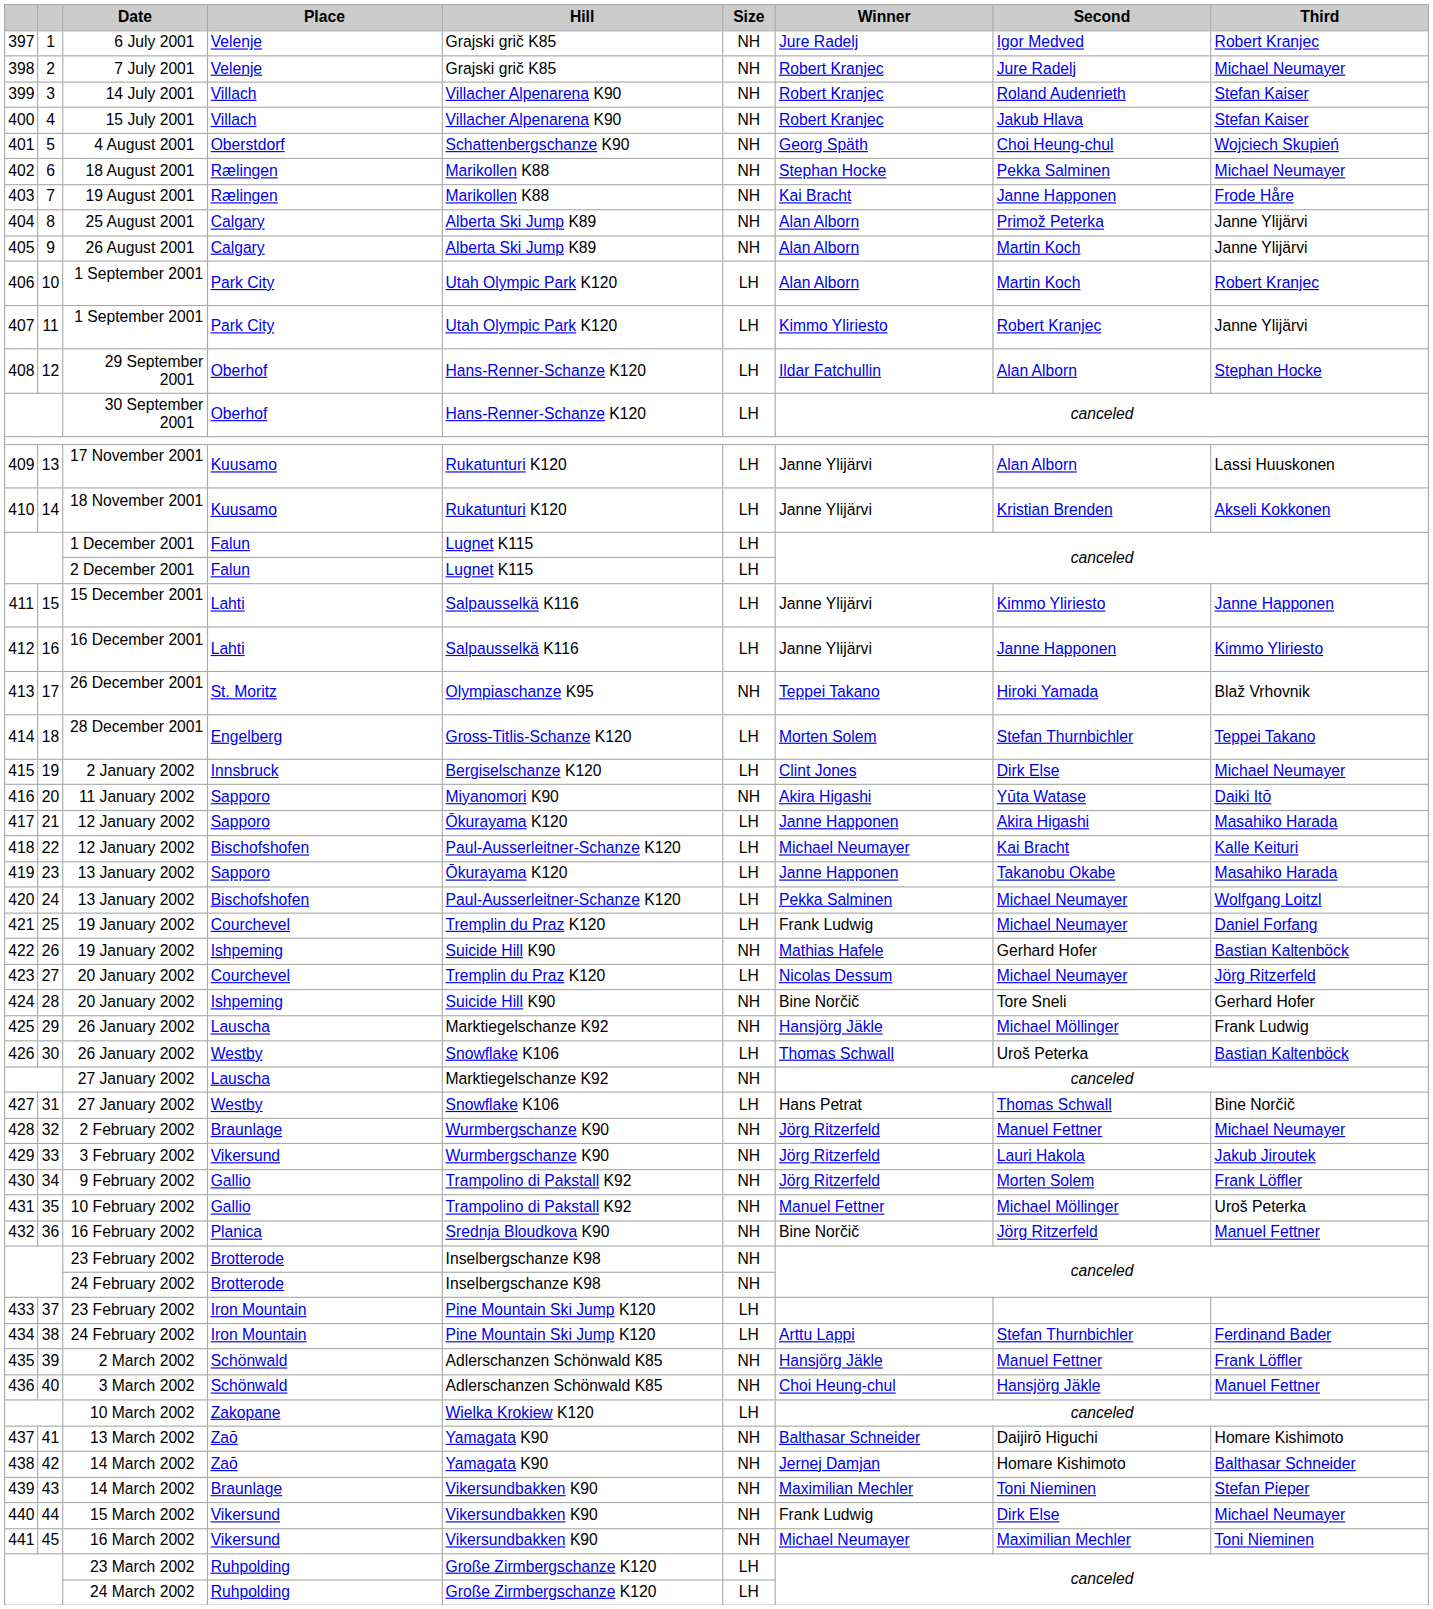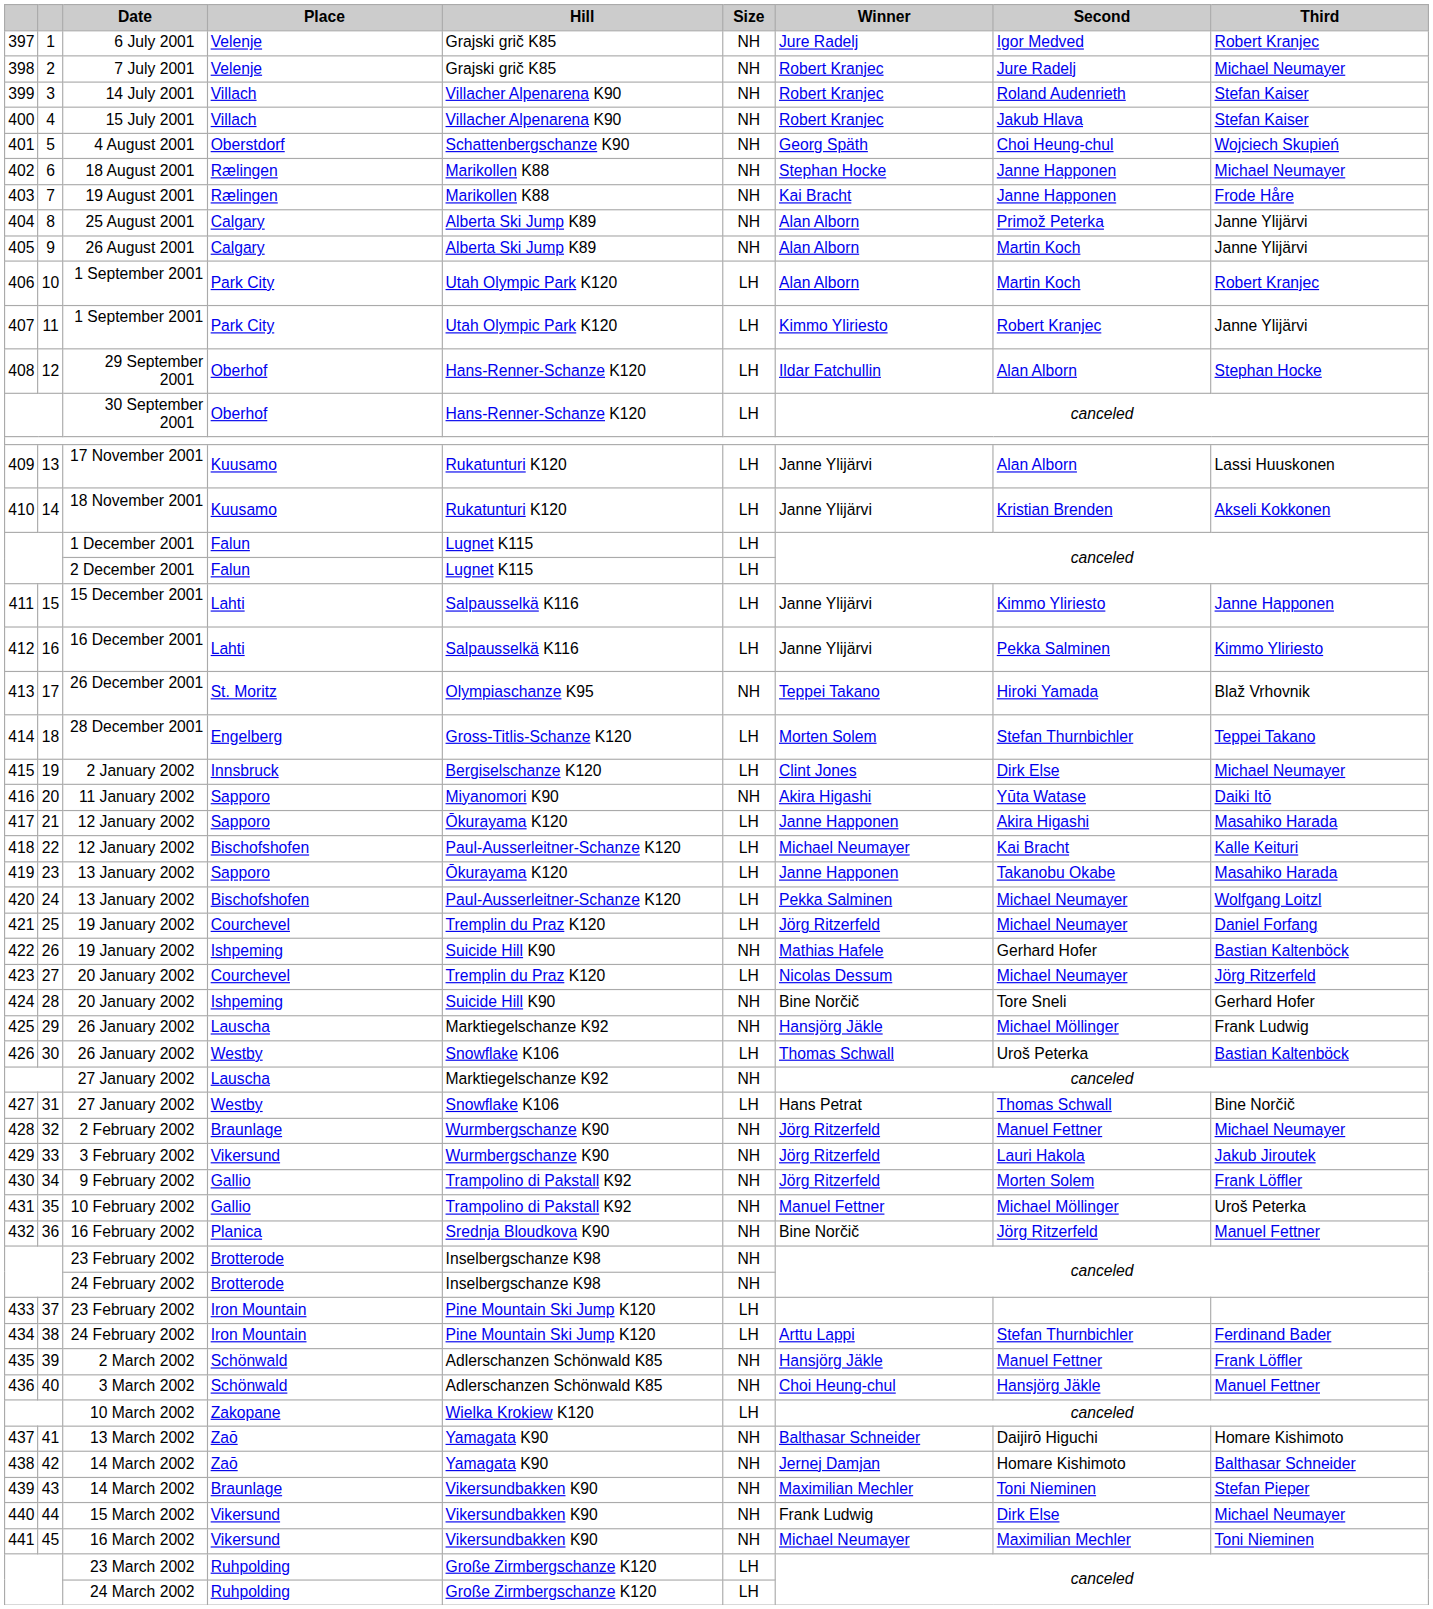(1053, 170) Pekka Salminen -> (1056, 170) Janne Happonen
(1056, 648) Janne Happonen -> (1053, 648) Pekka Salminen
(826, 925) Frank Ludwig -> (830, 925) Jörg Ritzerfeld
